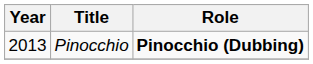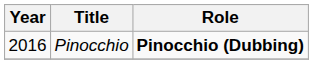(28, 45) 2013 -> (28, 45) 2016
